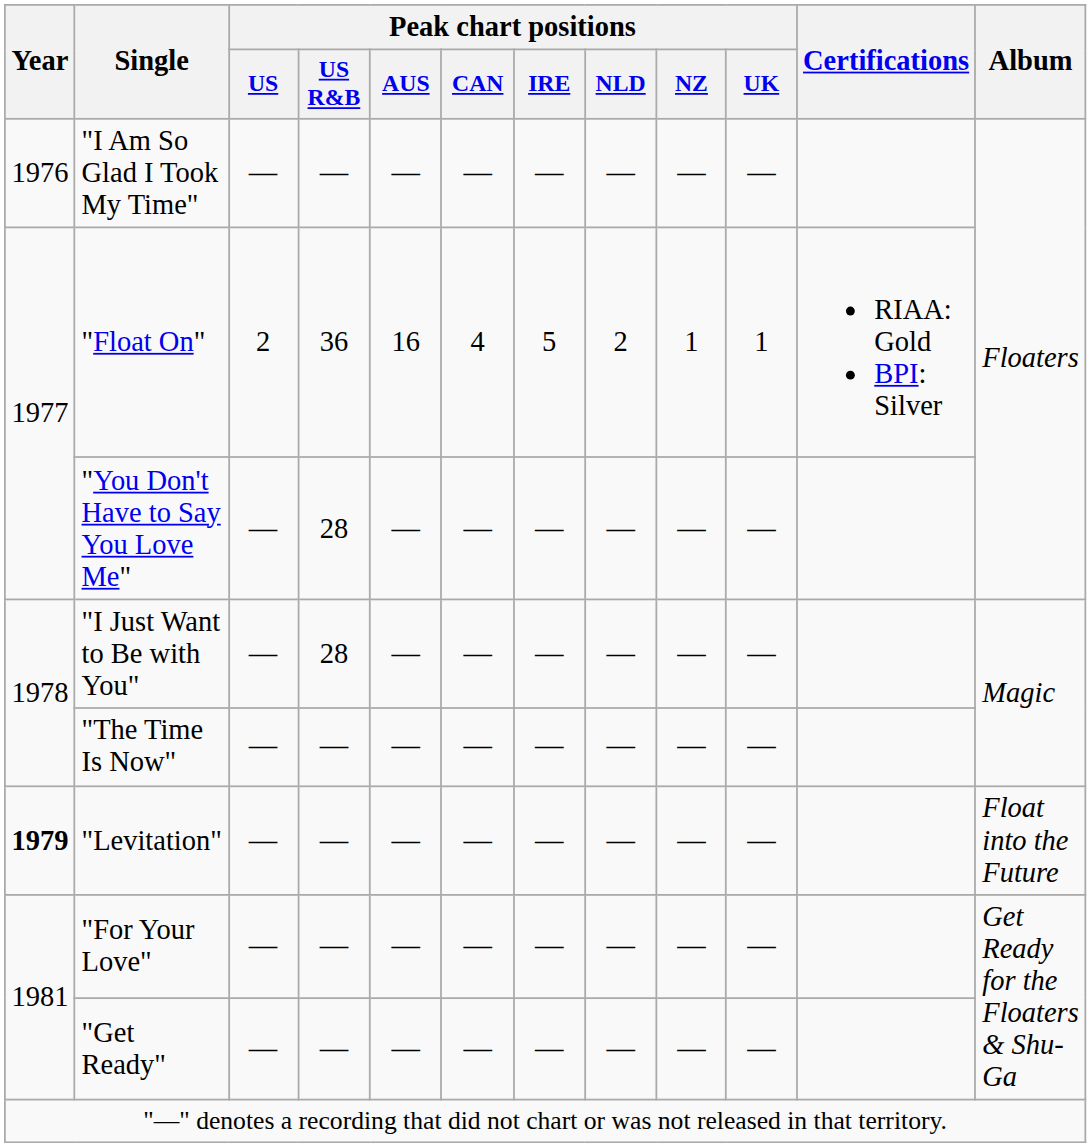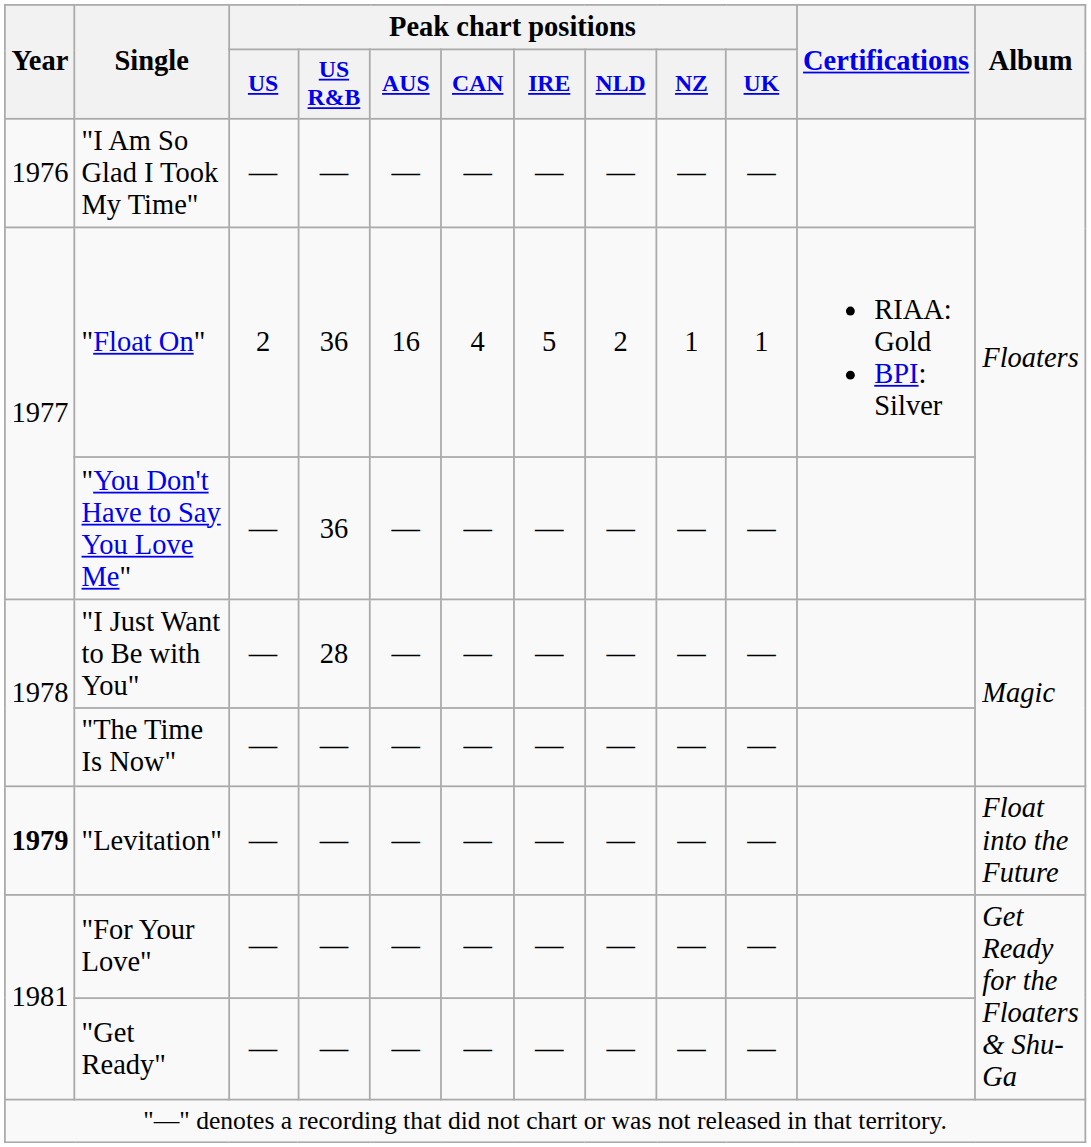(334, 528) 28 -> (334, 528) 36
